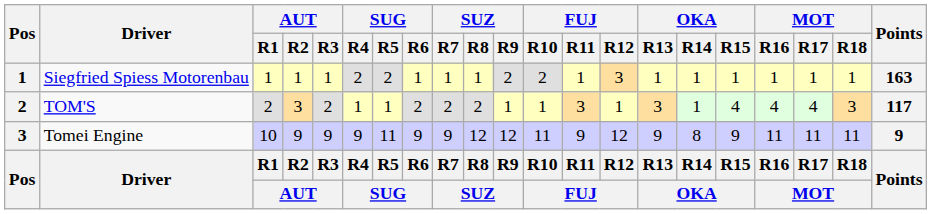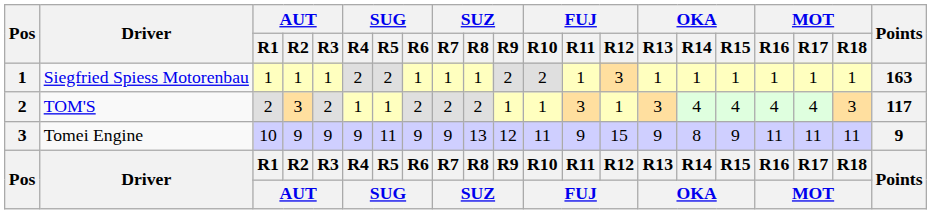(697, 106) 1 -> (697, 106) 4
(478, 135) 12 -> (478, 135) 13
(619, 135) 12 -> (619, 135) 15
